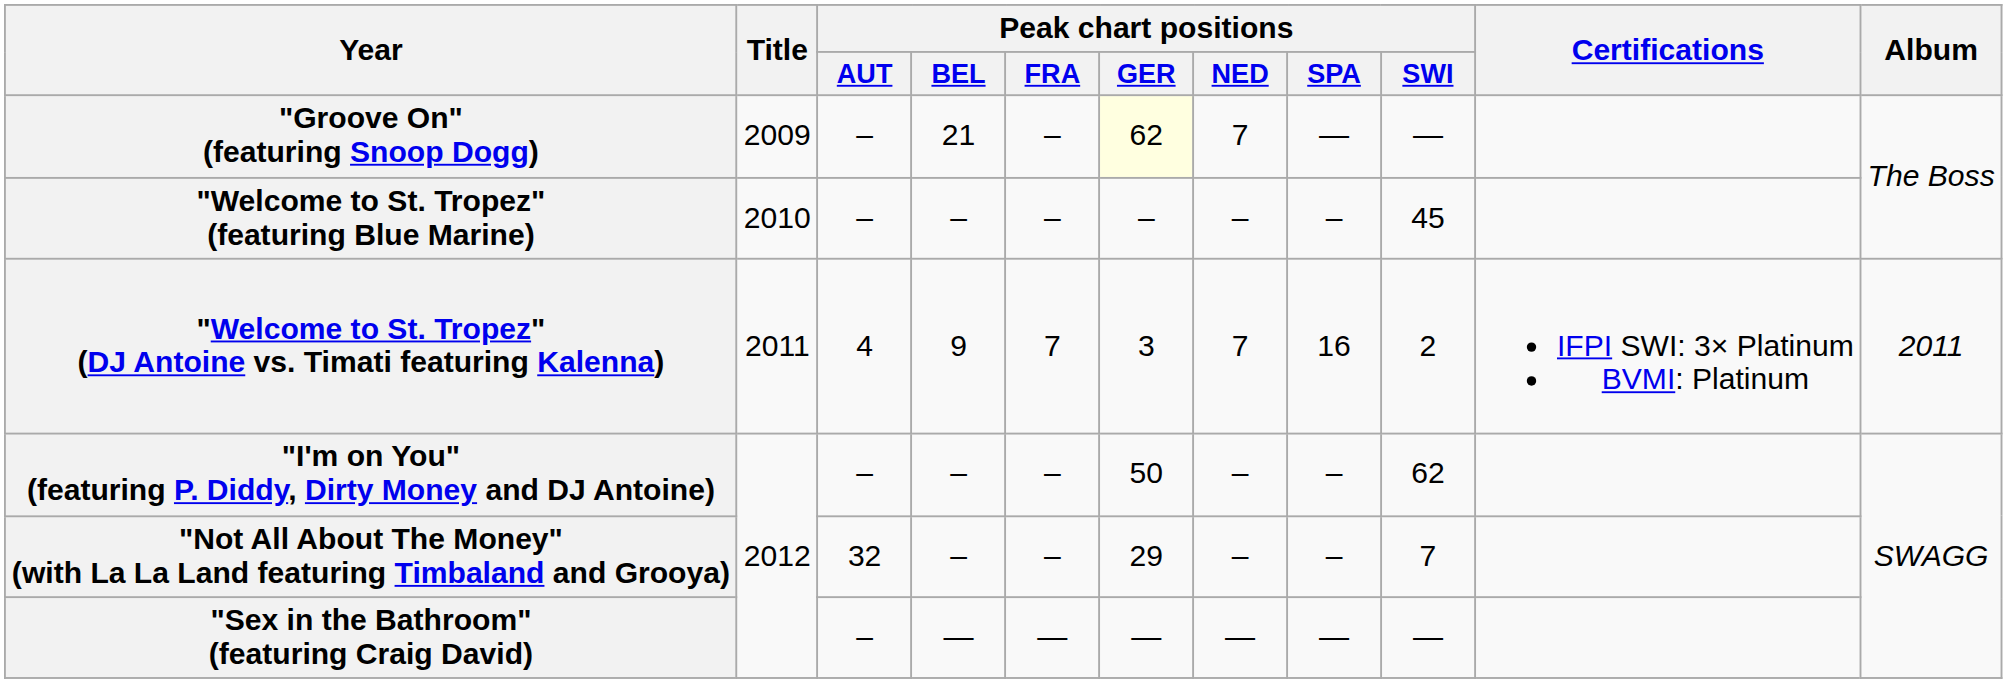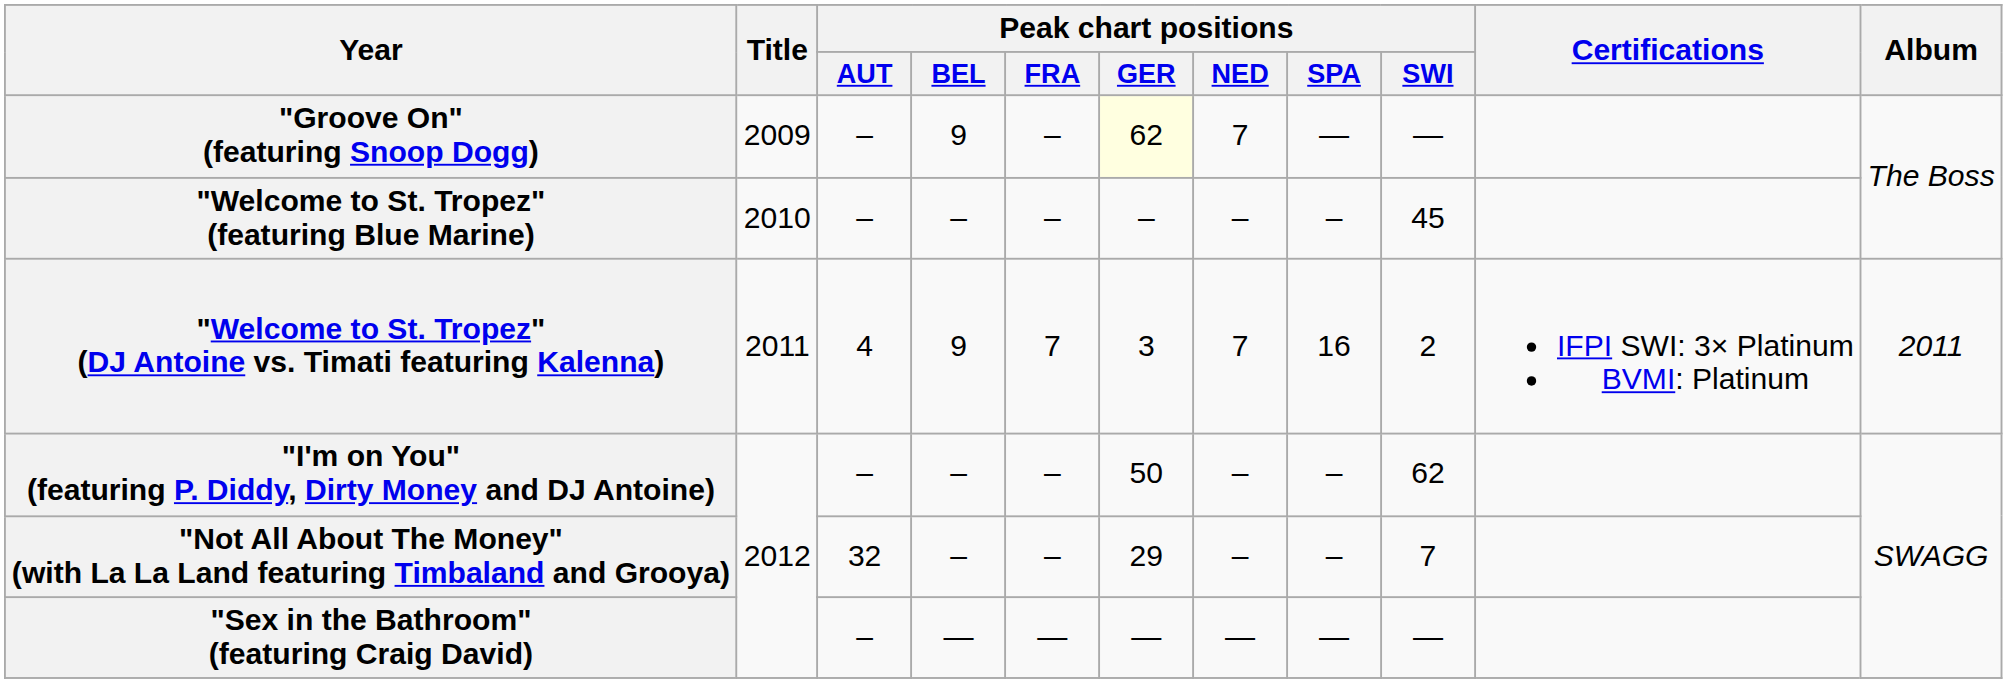(958, 135) 21 -> (959, 135) 9
